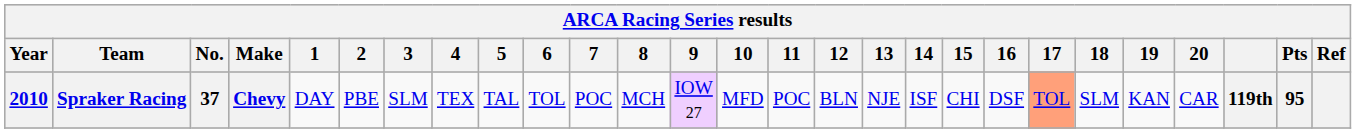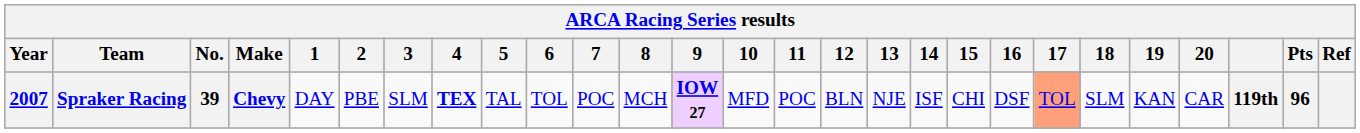(29, 99) 2010 -> (29, 99) 2007
(210, 99) 37 -> (210, 99) 39
(456, 99) normal -> (457, 99) bold
(694, 98) normal -> (697, 99) bold
(1295, 99) 95 -> (1300, 99) 96
